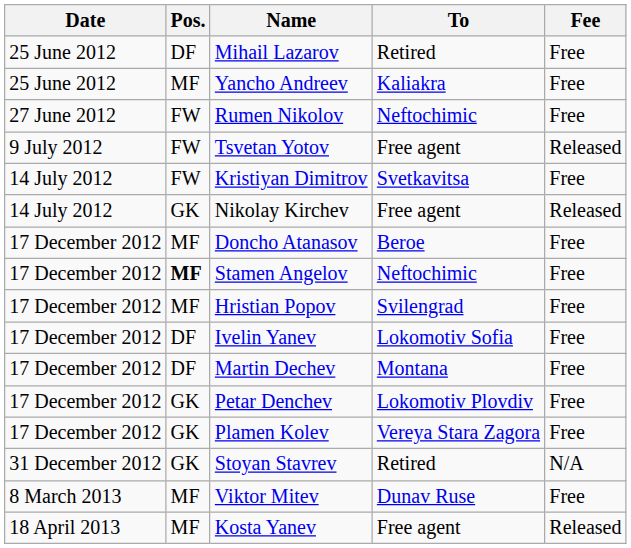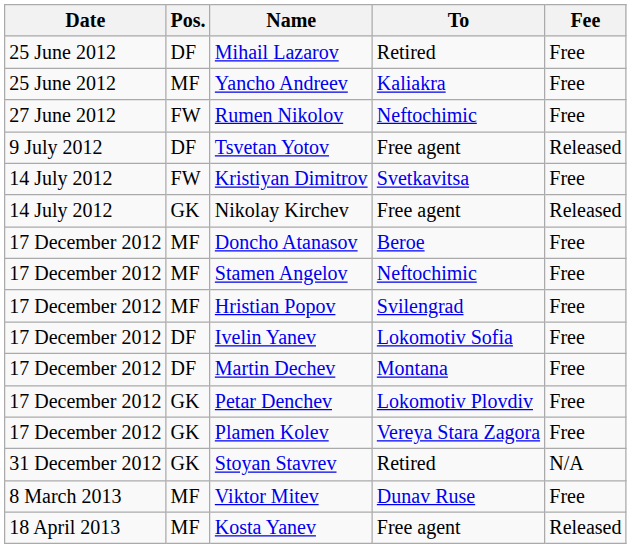(186, 147) FW -> (183, 147) DF
(186, 274) bold -> (185, 274) normal
